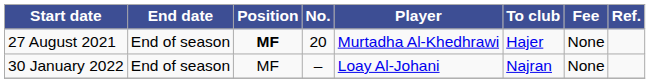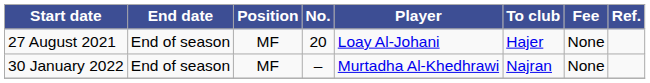(268, 41) bold -> (268, 41) normal
(418, 41) Murtadha Al-Khedhrawi -> (389, 41) Loay Al-Johani
(389, 66) Loay Al-Johani -> (418, 66) Murtadha Al-Khedhrawi
